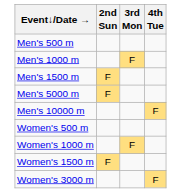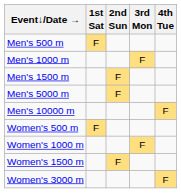+ column: (96, 19)
